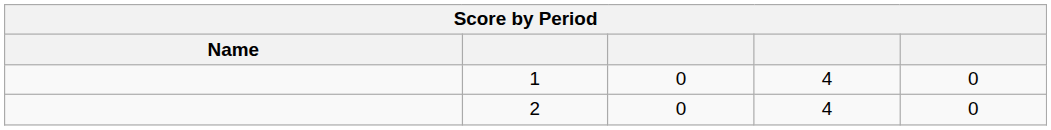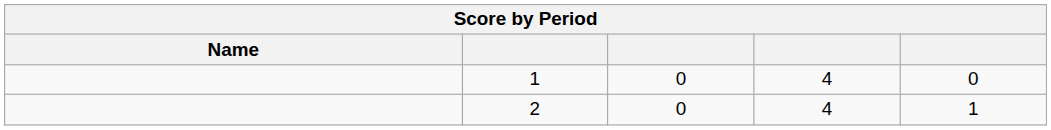(973, 109) 0 -> (973, 109) 1
